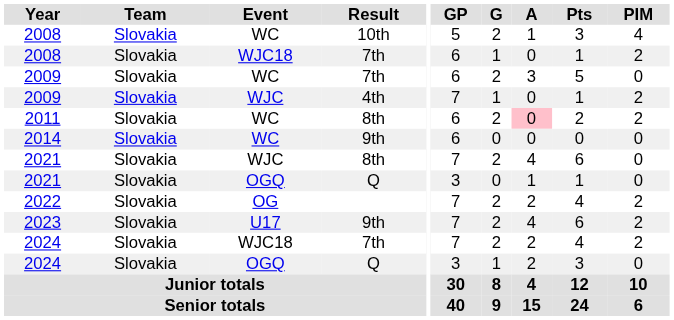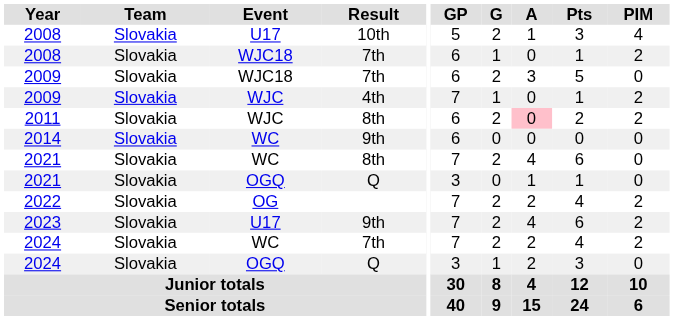(265, 35) WC -> (265, 35) U17
(265, 76) WC -> (265, 76) WJC18
(265, 118) WC -> (265, 118) WJC
(265, 159) WJC -> (265, 159) WC
(265, 243) WJC18 -> (265, 243) WC
